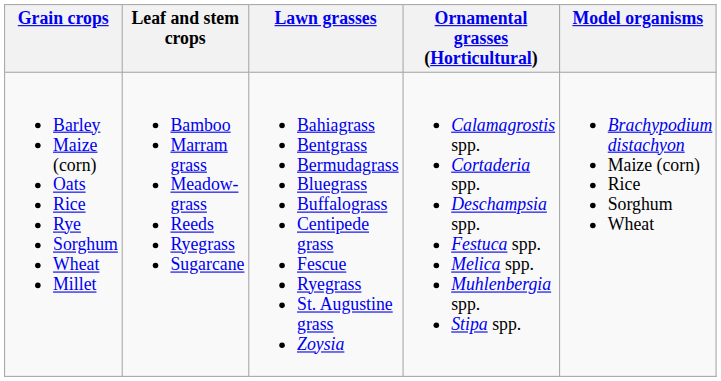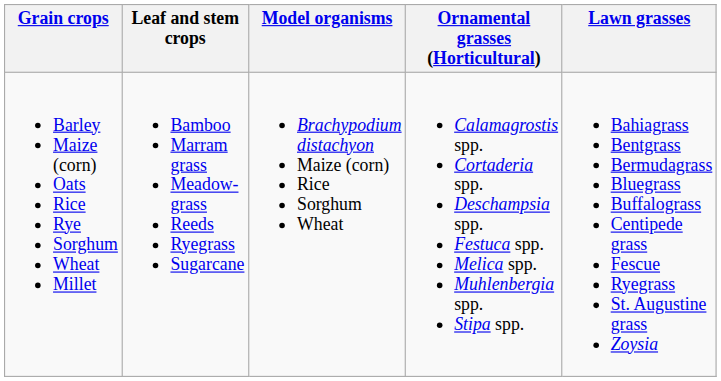columns swapped: (326, 18) <-> (638, 18)
